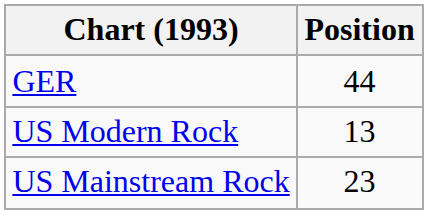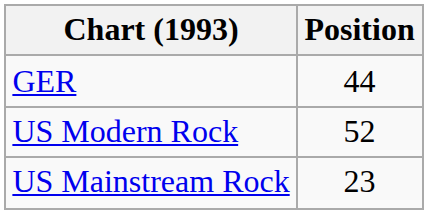(360, 131) 13 -> (360, 131) 52
